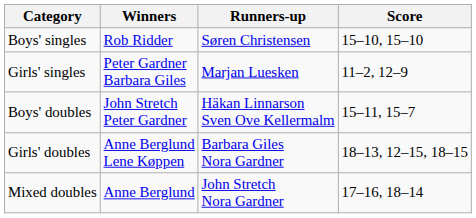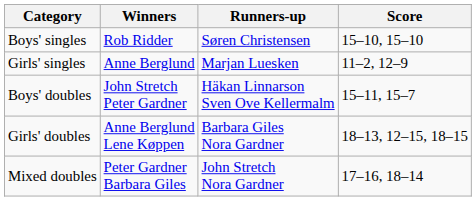(145, 71) Peter Gardner Barbara Giles -> (149, 63) Anne Berglund
(149, 192) Anne Berglund -> (145, 176) Peter Gardner Barbara Giles
